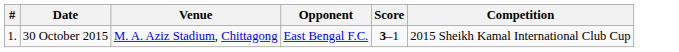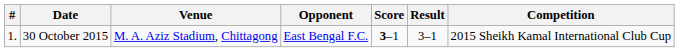+ column: (427, 15)
